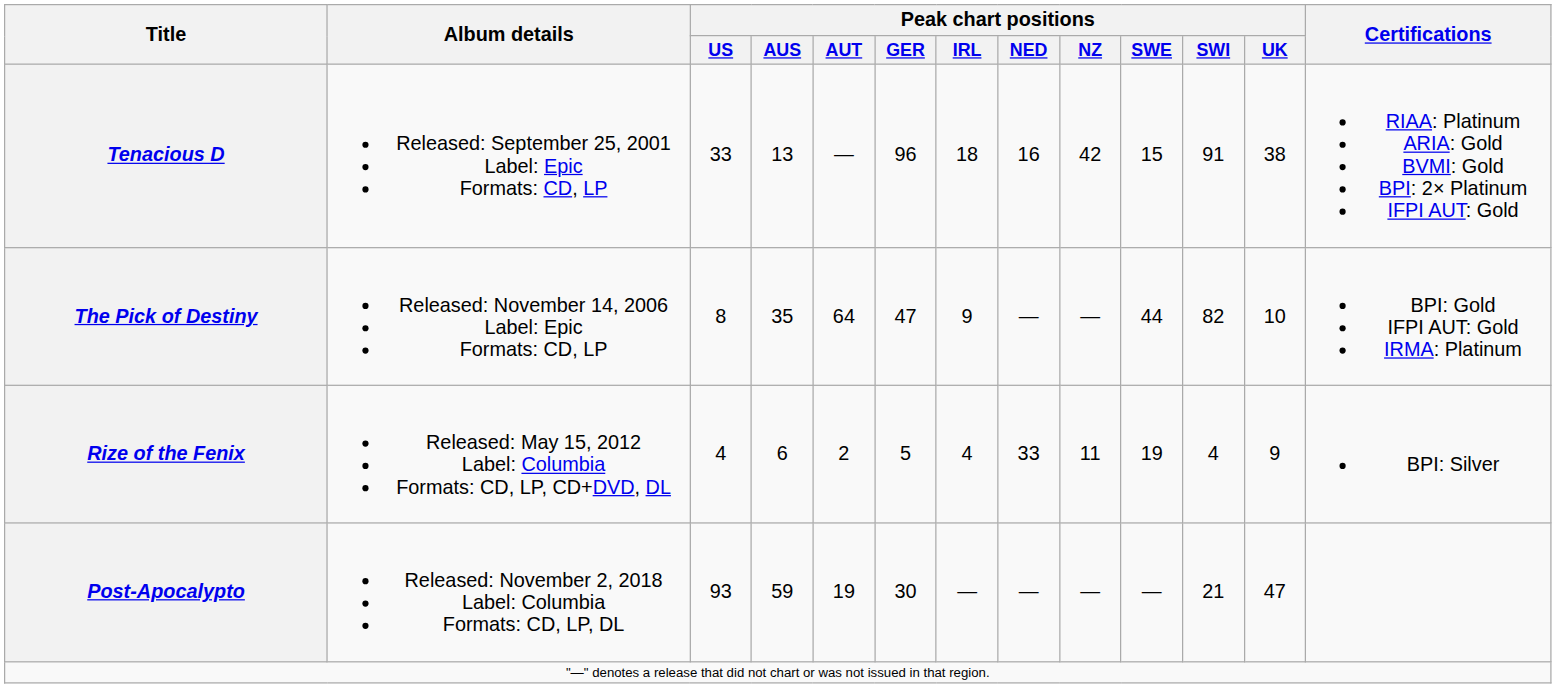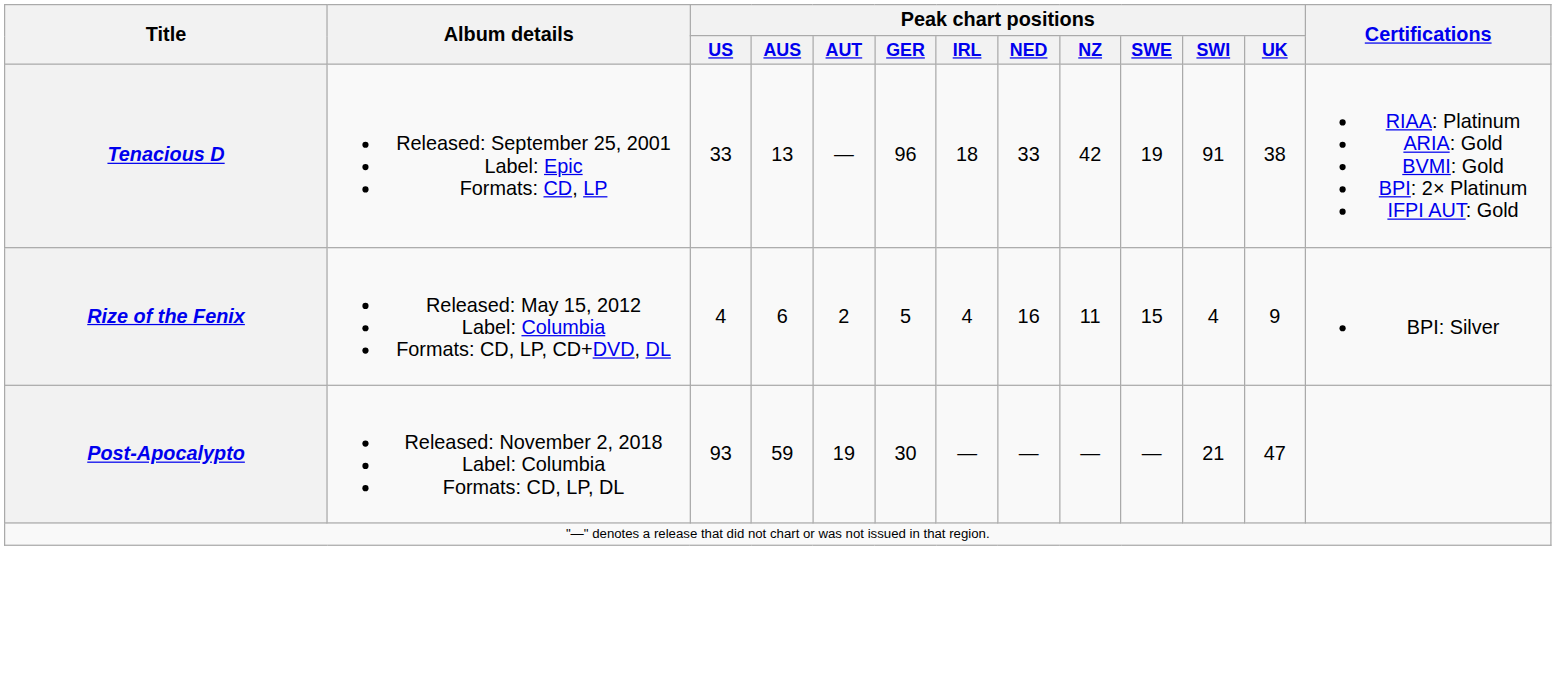(1029, 155) 16 -> (1029, 155) 33
(1152, 155) 15 -> (1152, 155) 19
- row: (166, 315)
(1029, 454) 33 -> (1029, 315) 16
(1152, 454) 19 -> (1152, 315) 15
